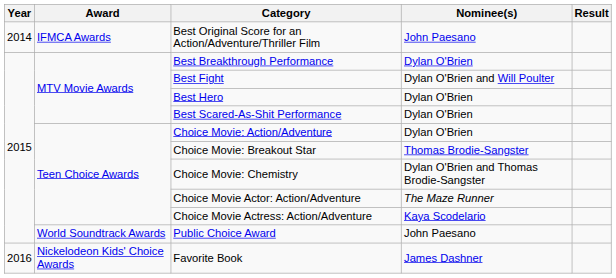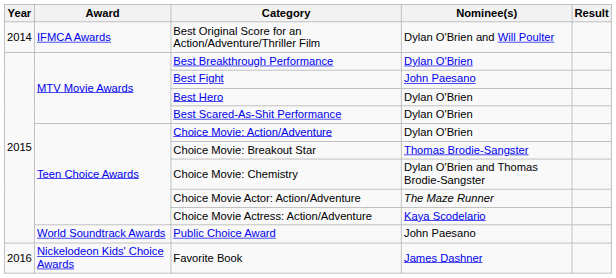(440, 37) John Paesano -> (479, 37) Dylan O'Brien and Will Poulter
(479, 79) Dylan O'Brien and Will Poulter -> (440, 79) John Paesano
